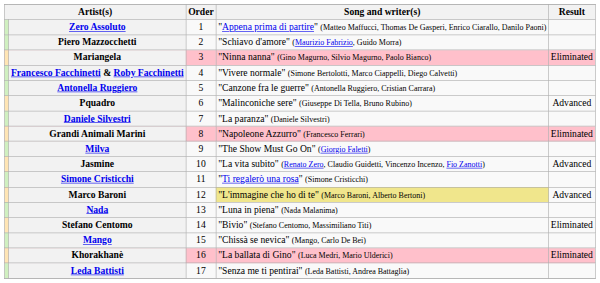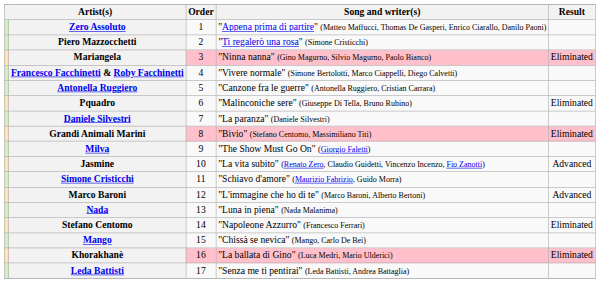(310, 42) "Schiavo d'amore" (Maurizio Fabrizio, Guido Morra) -> (293, 42) "Ti regalerò una rosa" (Simone Cristicchi)
(572, 103) Advanced -> (572, 103) Eliminated
(291, 133) "Napoleone Azzurro" (Francesco Ferrari) -> (295, 133) "Bivio" (Stefano Centomo, Massimiliano Titi)
(293, 179) "Ti regalerò una rosa" (Simone Cristicchi) -> (310, 179) "Schiavo d'amore" (Maurizio Fabrizio, Guido Morra)
(322, 194) khaki background -> (322, 194) no background
(295, 225) "Bivio" (Stefano Centomo, Massimiliano Titi) -> (291, 225) "Napoleone Azzurro" (Francesco Ferrari)
